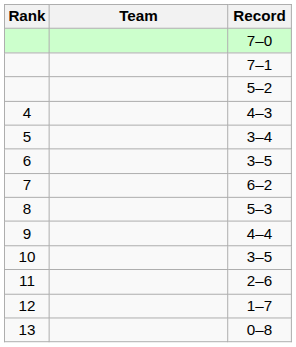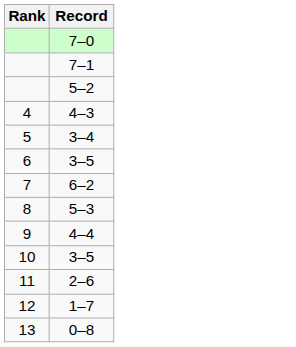- column: (138, 16)
